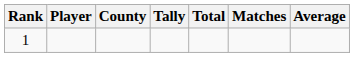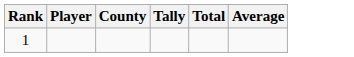- column: (259, 16)
